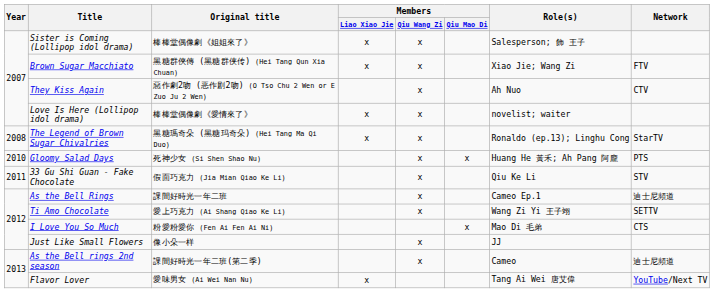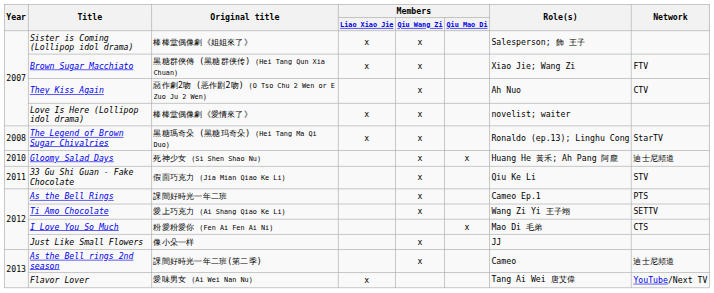(641, 158) PTS -> (654, 158) 迪士尼頻道
(654, 196) 迪士尼頻道 -> (641, 196) PTS
